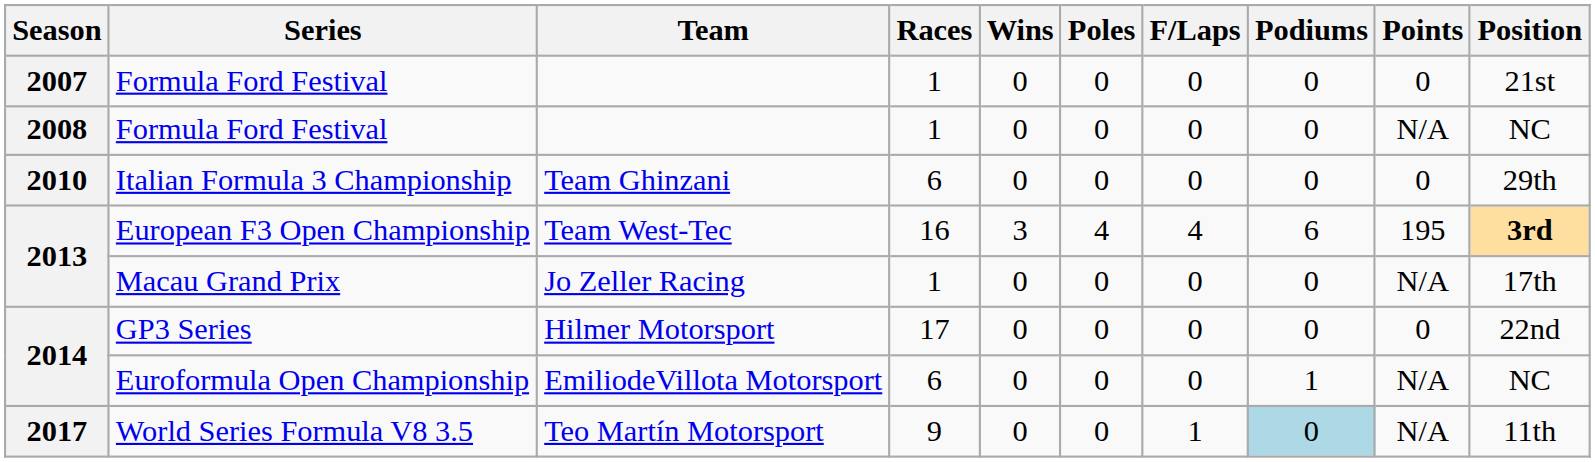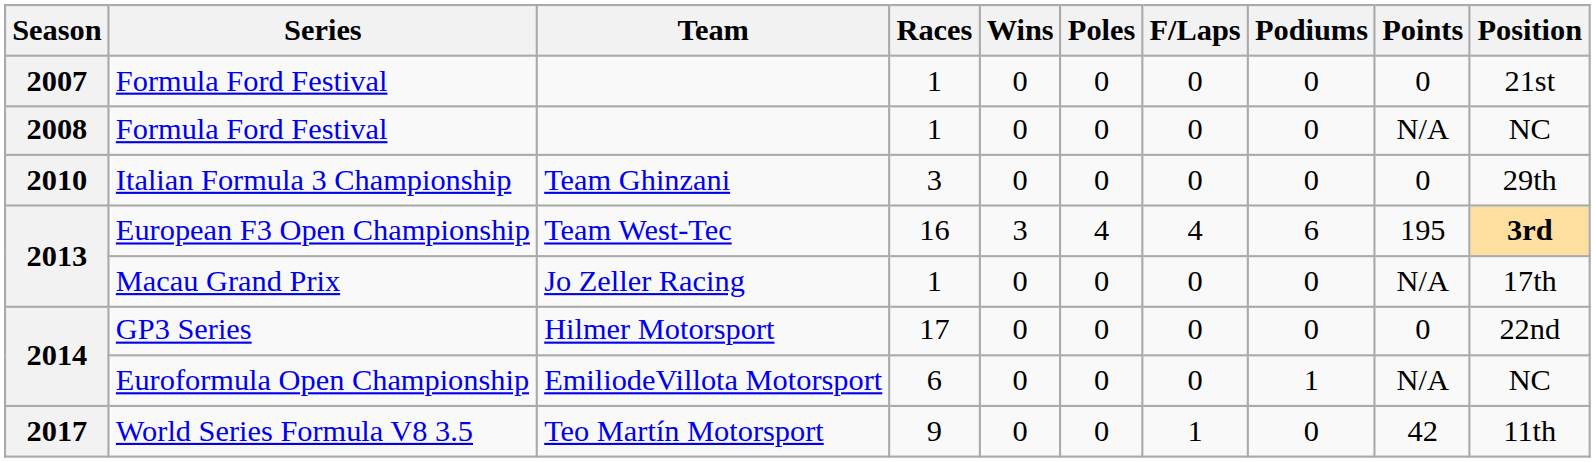(934, 180) 6 -> (934, 180) 3
(1311, 430) lightblue background -> (1311, 430) no background
(1423, 430) N/A -> (1423, 430) 42
